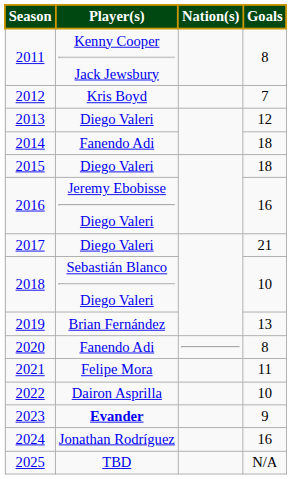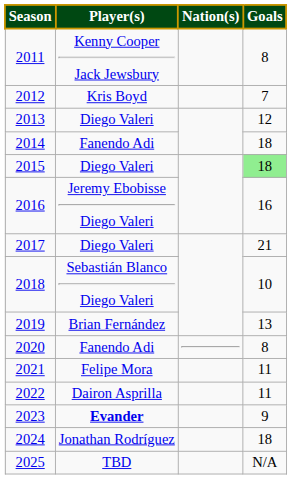(265, 166) no background -> (265, 166) lightgreen background
(265, 393) 10 -> (265, 393) 11
(265, 439) 16 -> (265, 439) 18
